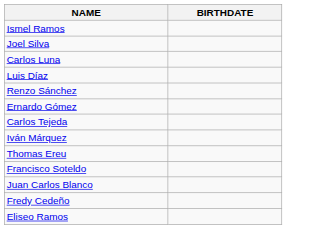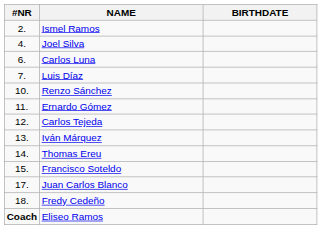+ column: (22, 13)
